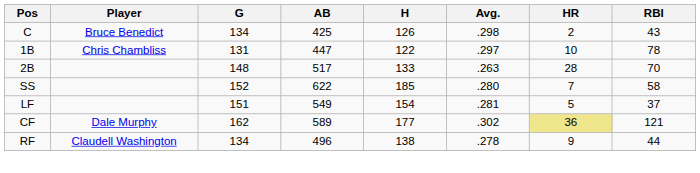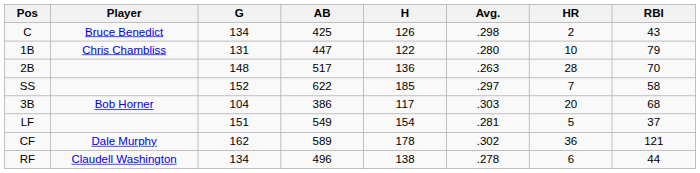(488, 50) .297 -> (488, 50) .280
(654, 50) 78 -> (654, 50) 79
(405, 68) 133 -> (405, 68) 136
(488, 86) .280 -> (488, 86) .297
+ row: (27, 104)
(405, 123) 177 -> (405, 141) 178
(571, 123) khaki background -> (571, 141) no background
(571, 141) 9 -> (571, 159) 6
